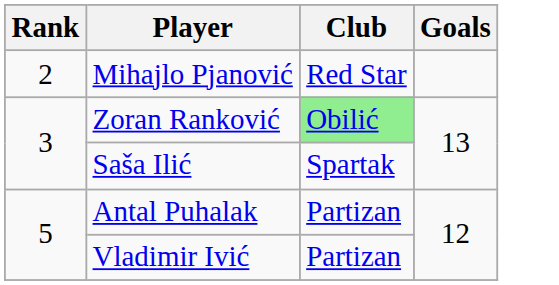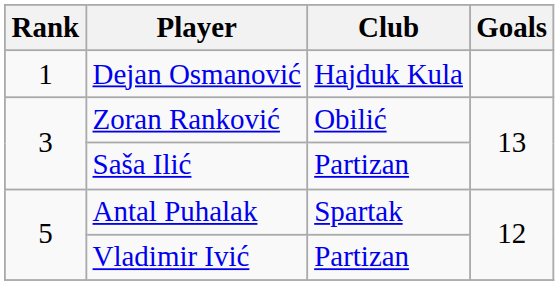+ row: (197, 73)
- row: (193, 73)
(342, 119) lightgreen background -> (350, 119) no background
(350, 165) Spartak -> (362, 165) Partizan
(354, 211) Partizan -> (358, 211) Spartak
